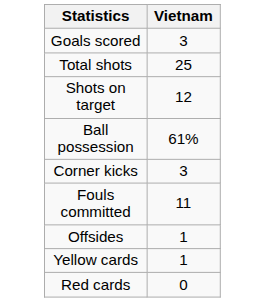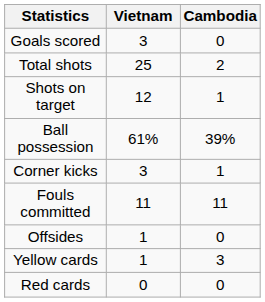+ column: (220, 16)
